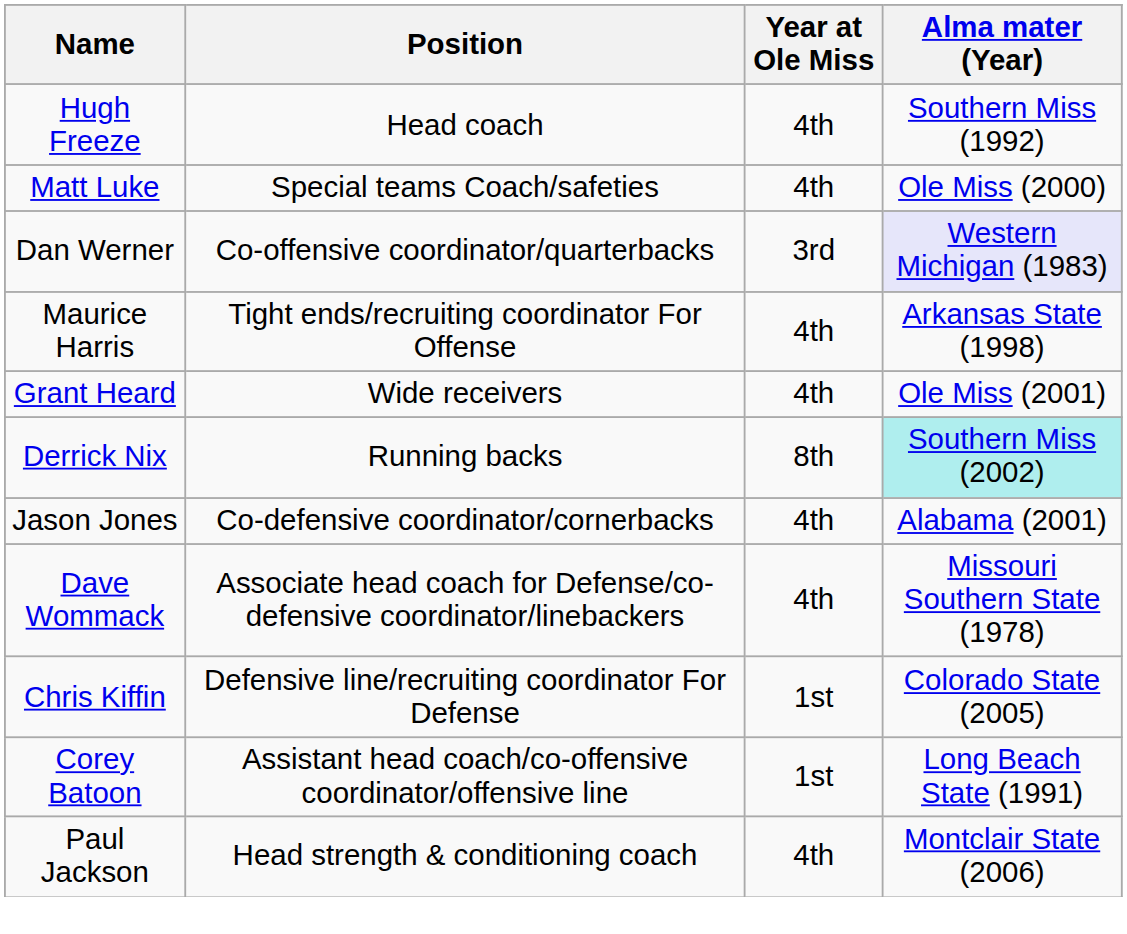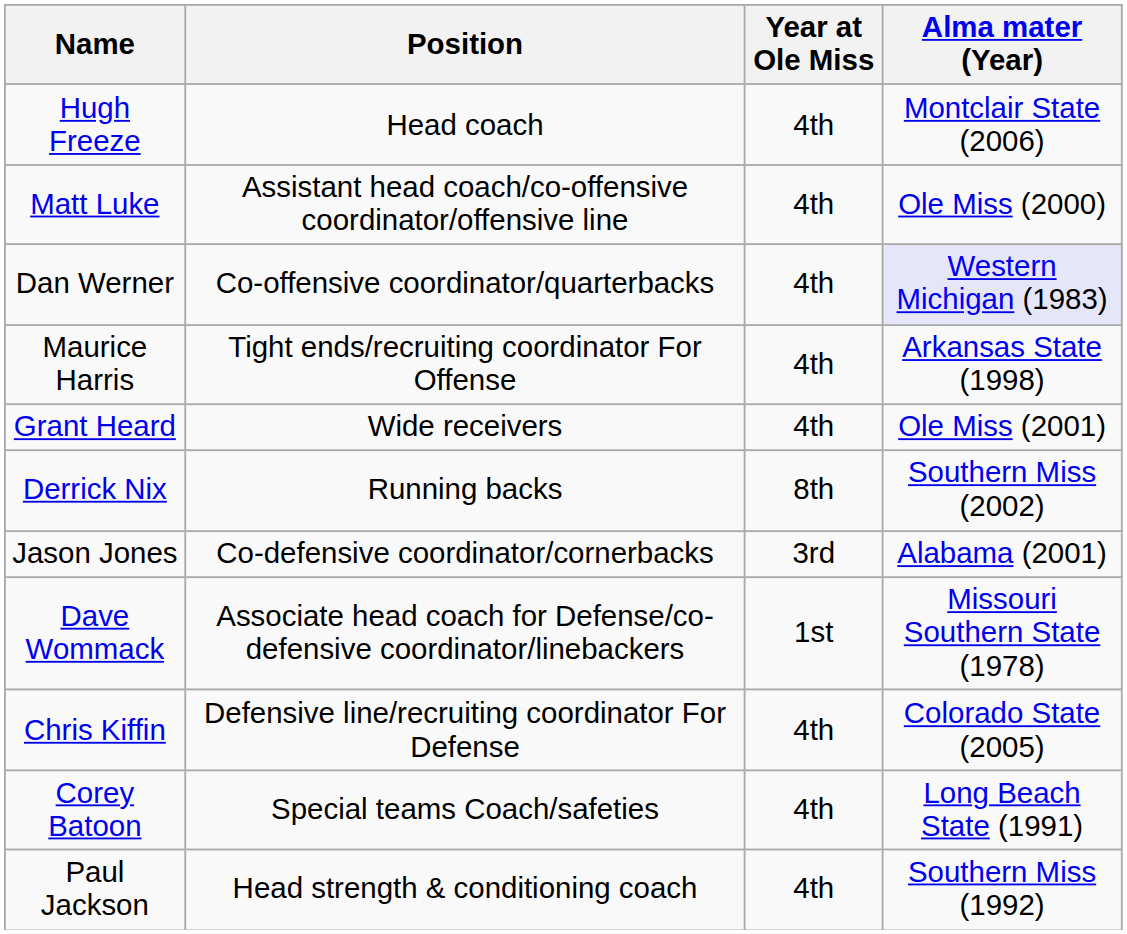(1002, 124) Southern Miss (1992) -> (1002, 124) Montclair State (2006)
(465, 187) Special teams Coach/safeties -> (465, 204) Assistant head coach/co-offensive coordinator/offensive line
(814, 250) 3rd -> (814, 283) 4th
(1002, 457) paleturquoise background -> (1002, 490) no background
(814, 520) 4th -> (814, 553) 3rd
(814, 600) 4th -> (814, 633) 1st
(814, 696) 1st -> (814, 729) 4th
(465, 776) Assistant head coach/co-offensive coordinator/offensive line -> (465, 809) Special teams Coach/safeties
(814, 776) 1st -> (814, 809) 4th
(1002, 856) Montclair State (2006) -> (1002, 889) Southern Miss (1992)
